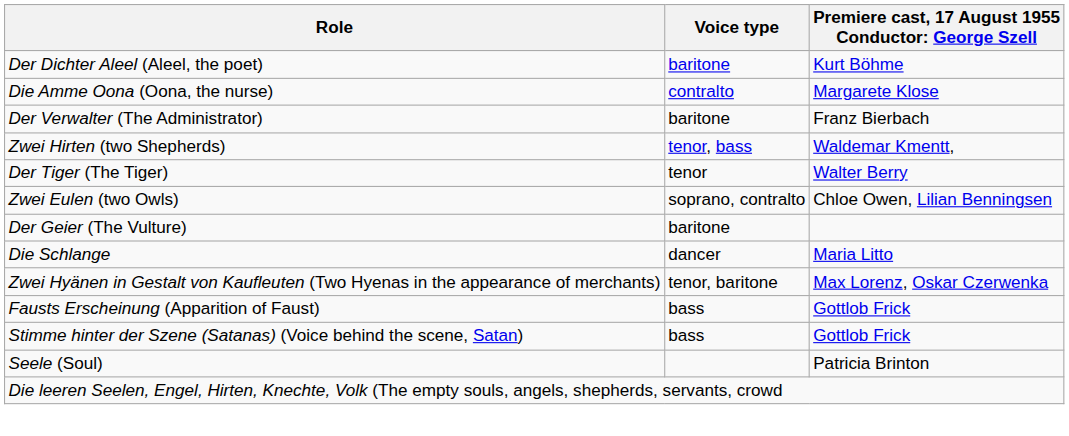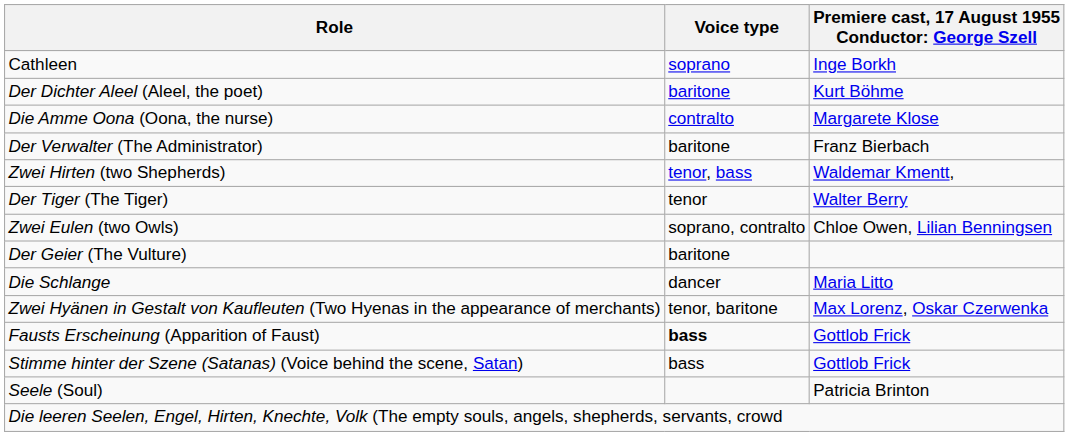+ row: (43, 64)
(686, 308) normal -> (688, 335) bold
